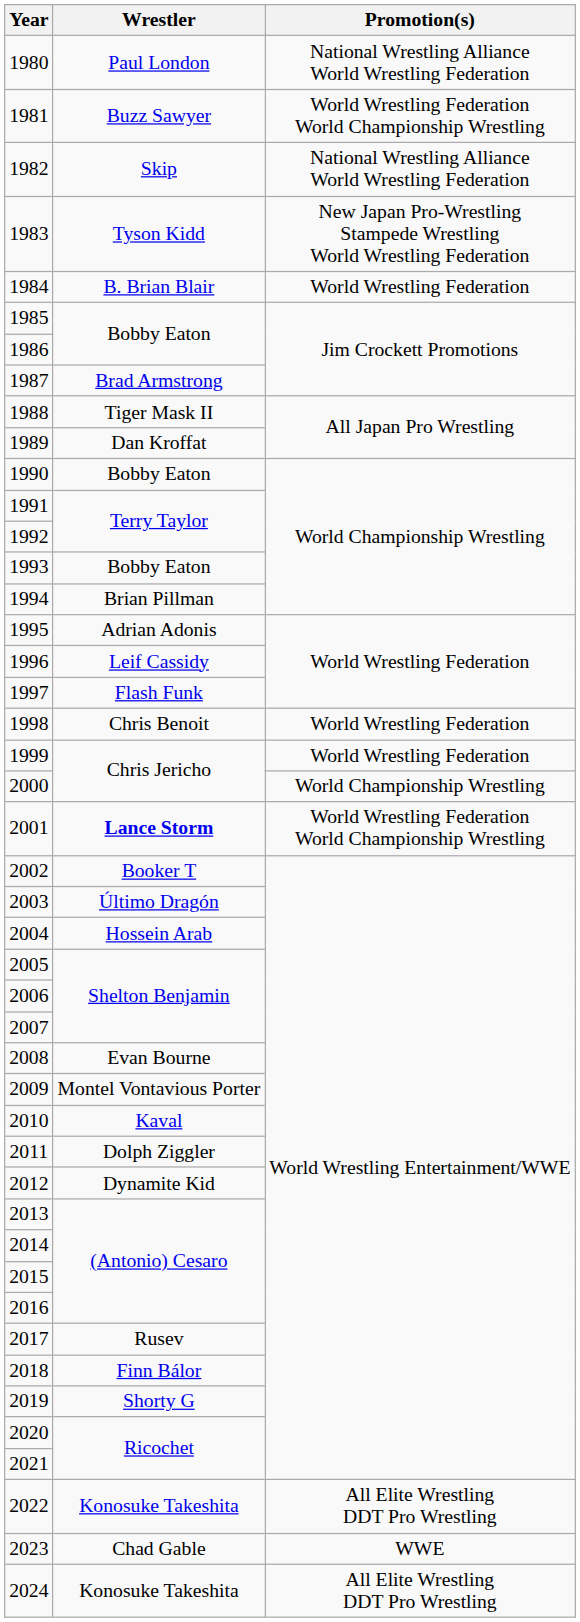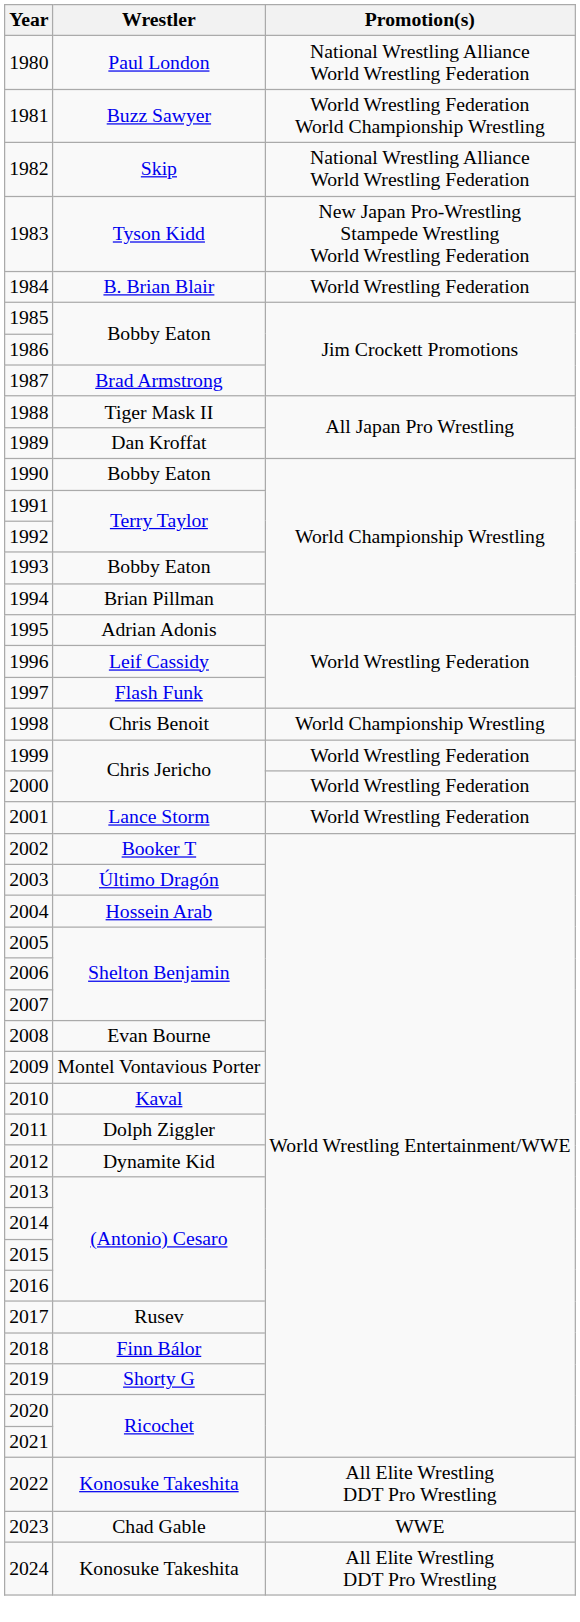(420, 723) World Wrestling Federation -> (420, 723) World Championship Wrestling
(420, 786) World Championship Wrestling -> (420, 786) World Wrestling Federation
(159, 828) bold -> (159, 817) normal
(420, 828) World Wrestling Federation World Championship Wrestling -> (420, 817) World Wrestling Federation
